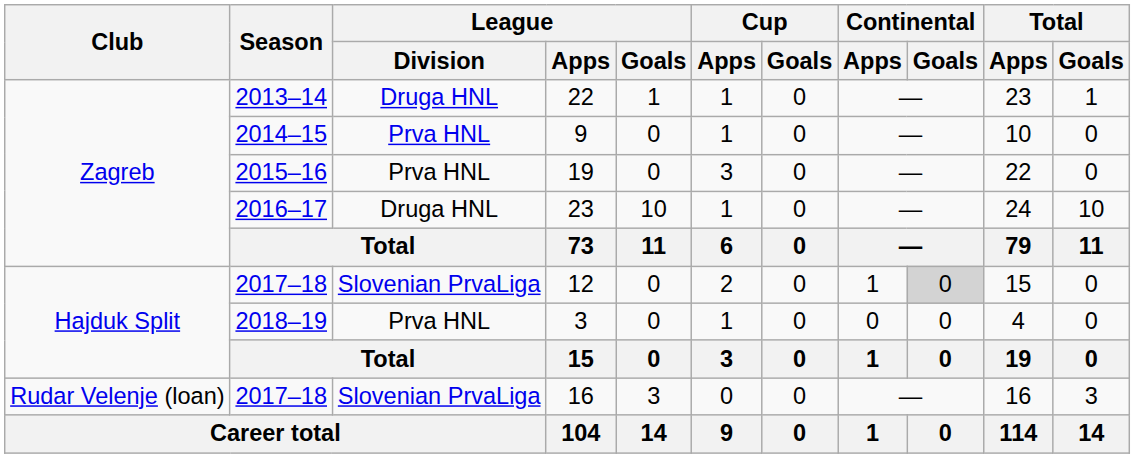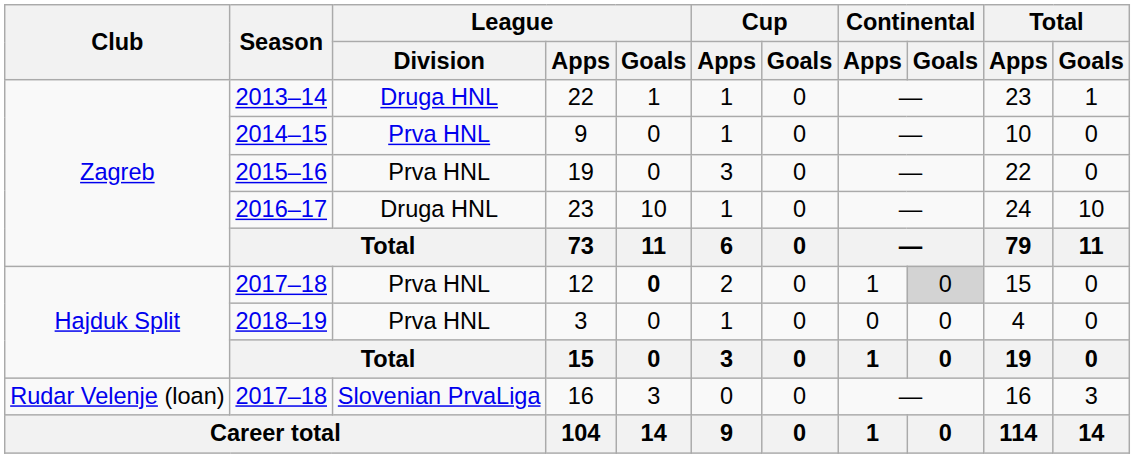(439, 284) Slovenian PrvaLiga -> (439, 284) Prva HNL
(654, 284) normal -> (654, 284) bold
